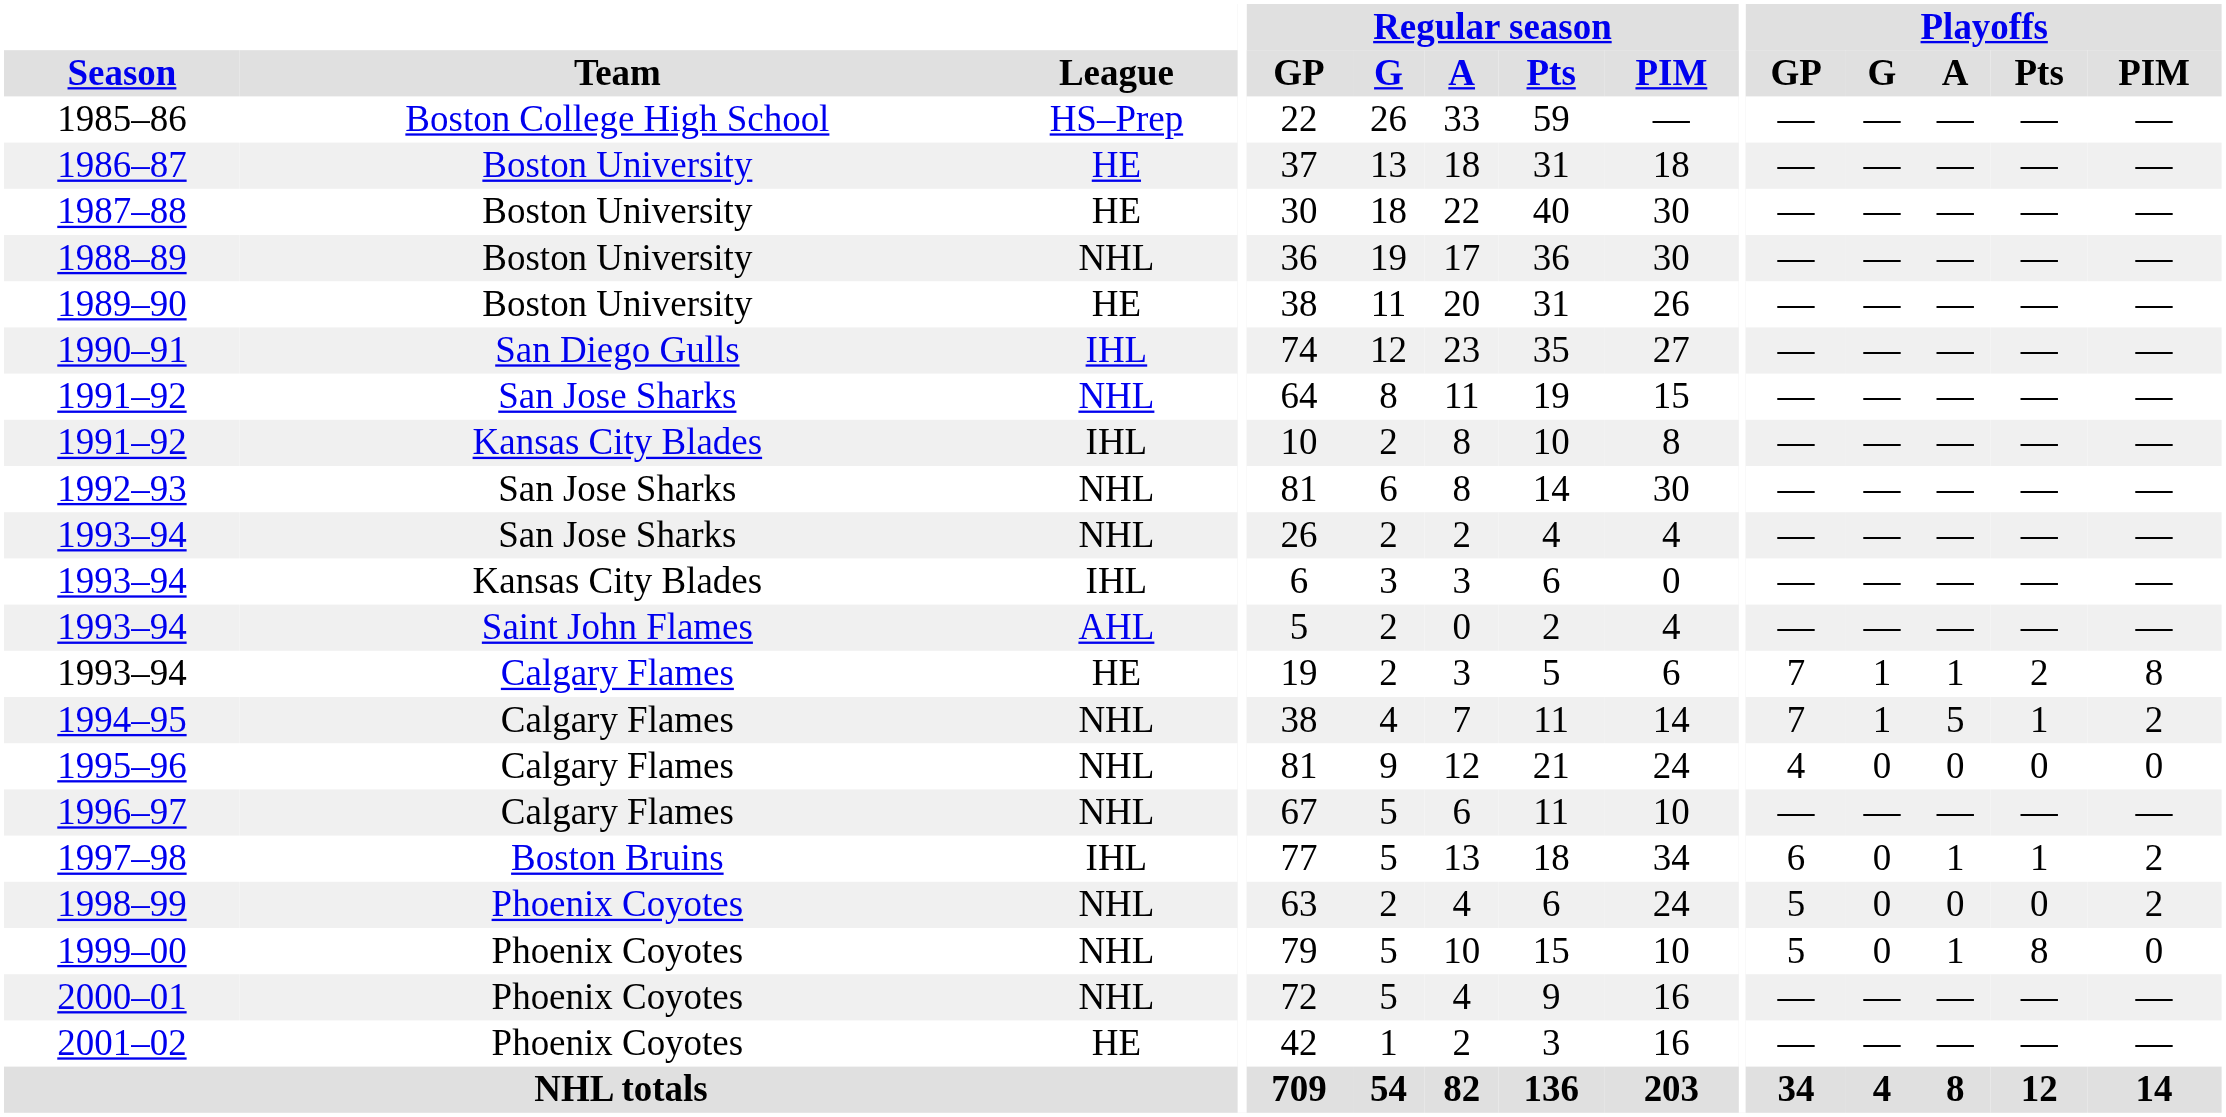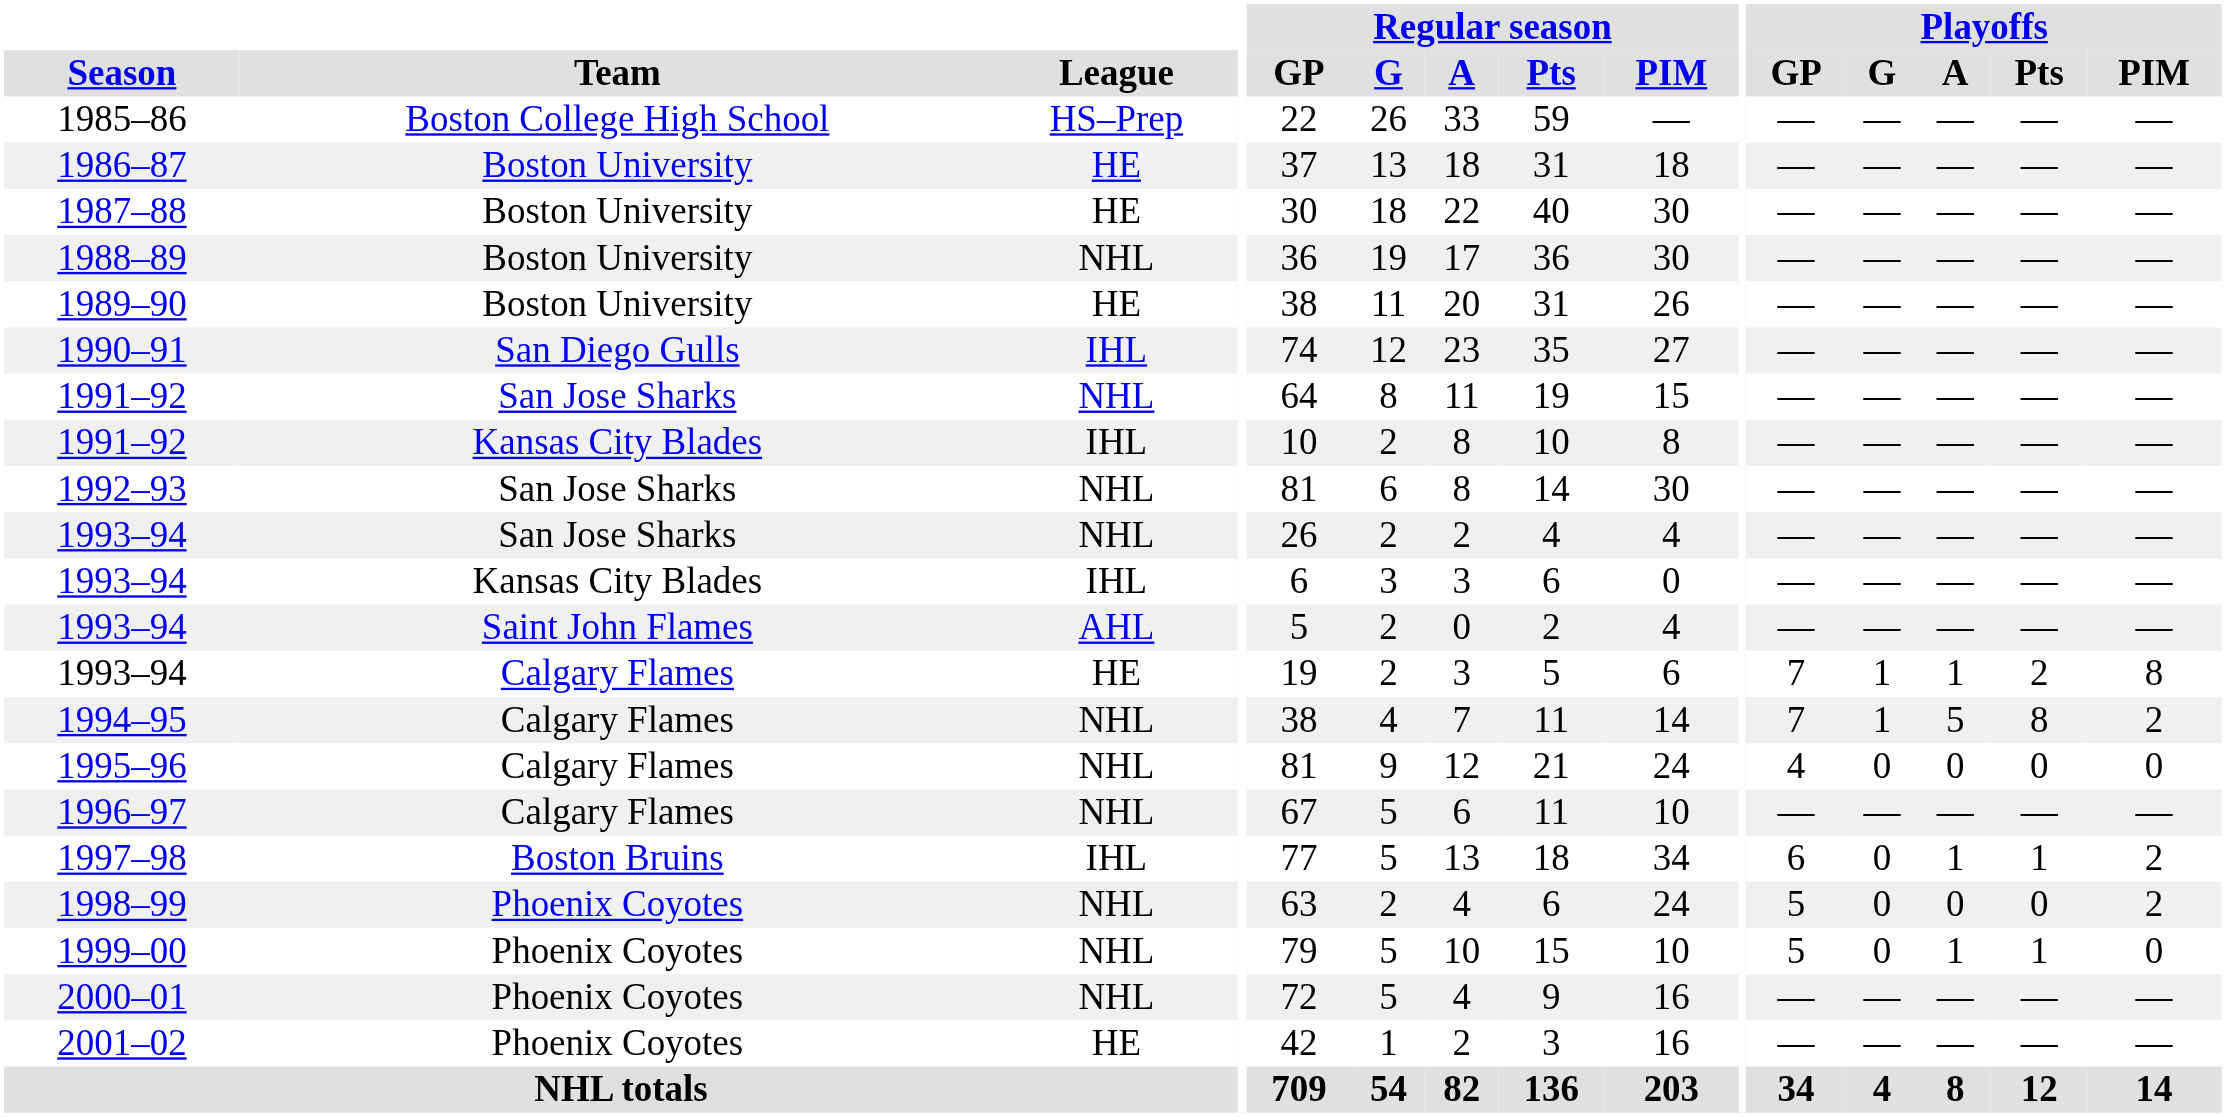(2039, 719) 1 -> (2039, 719) 8
(2039, 950) 8 -> (2039, 950) 1
